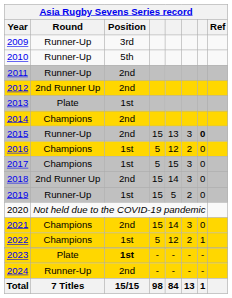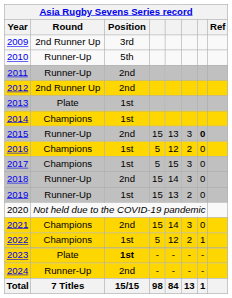(68, 42) Runner-Up -> (68, 42) 2nd Runner Up
(127, 118) 2nd -> (127, 118) 1st
(68, 179) 2nd Runner Up -> (68, 179) Runner-Up
(173, 194) 5 -> (173, 194) 13
